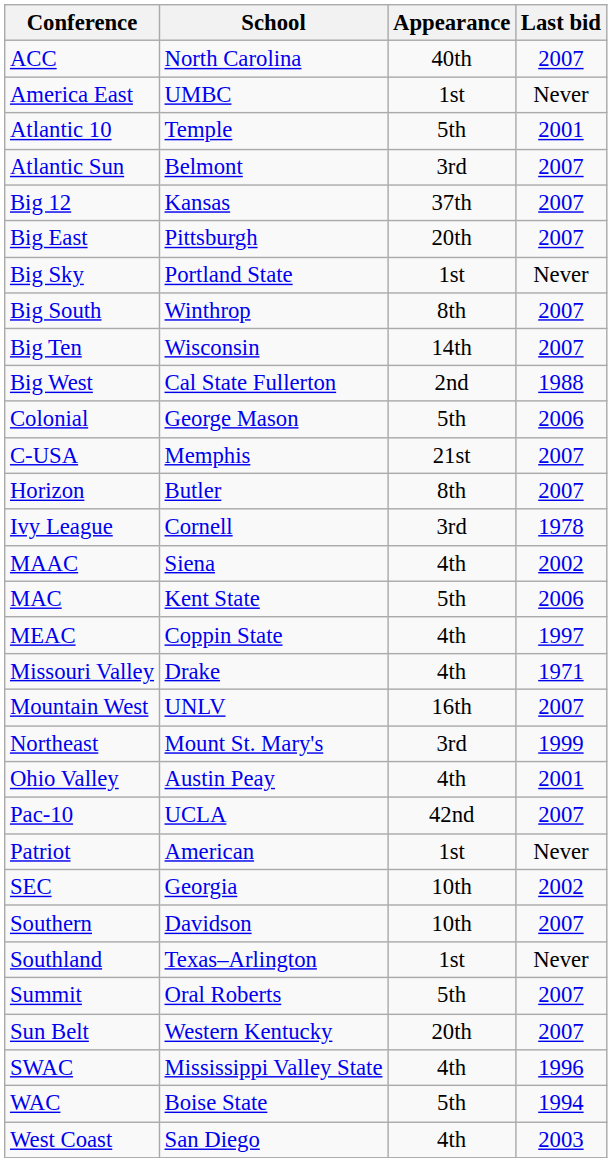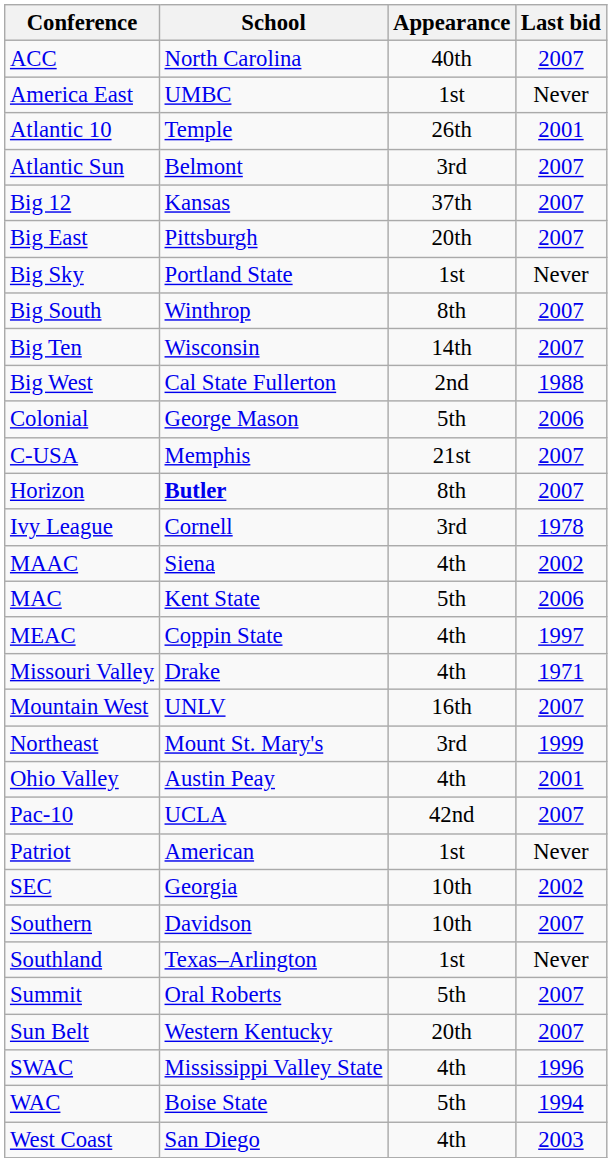(452, 130) 5th -> (452, 130) 26th
(193, 490) normal -> (195, 490) bold
